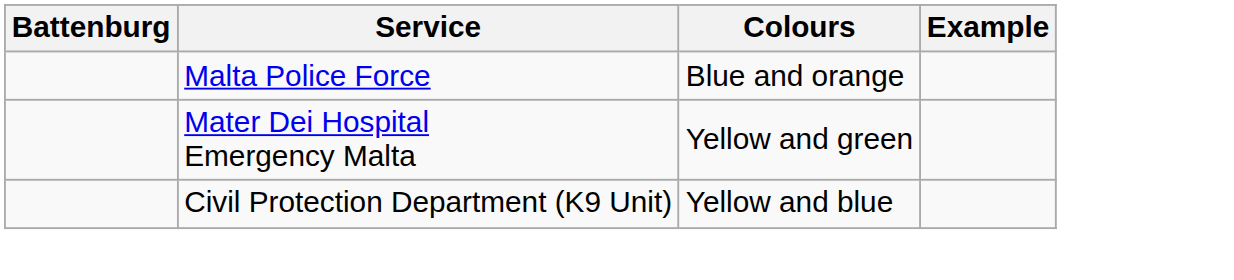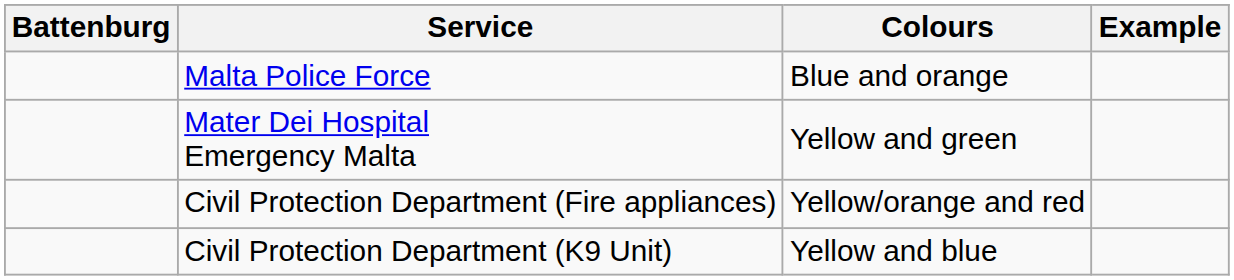+ row: (480, 203)
